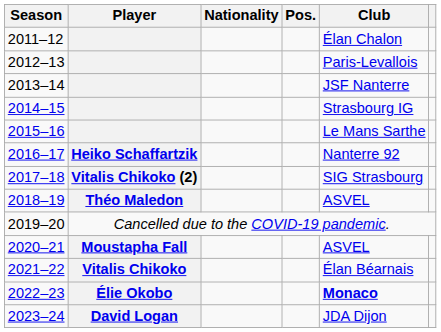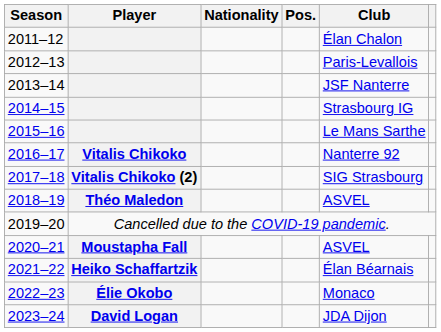(134, 154) Heiko Schaffartzik -> (134, 154) Vitalis Chikoko
(134, 270) Vitalis Chikoko -> (134, 270) Heiko Schaffartzik
(350, 293) bold -> (349, 293) normal
